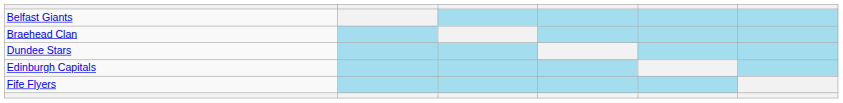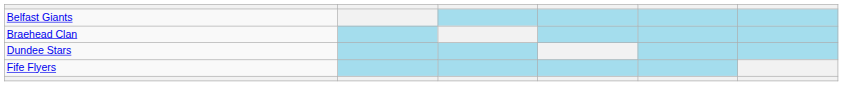- row: (51, 67)
